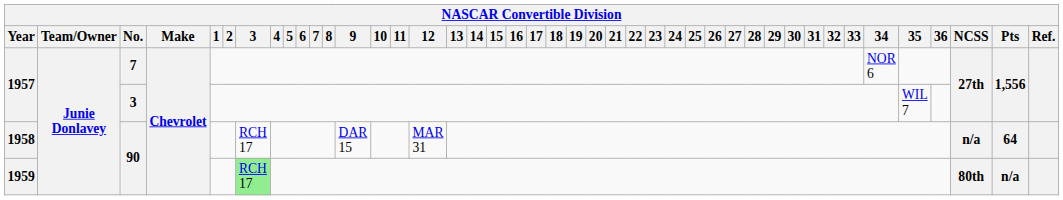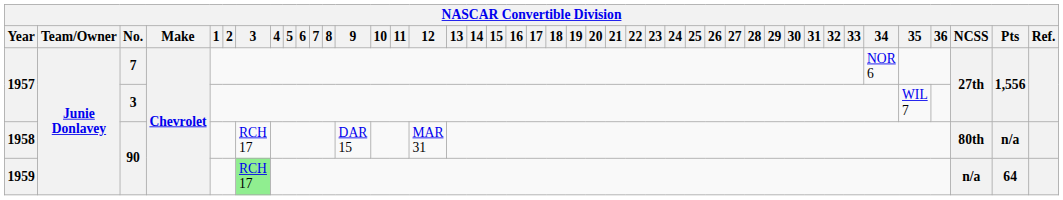(971, 139) n/a -> (971, 139) 80th
(1010, 139) 64 -> (1010, 139) n/a
(971, 176) 80th -> (971, 176) n/a
(1010, 176) n/a -> (1010, 176) 64
